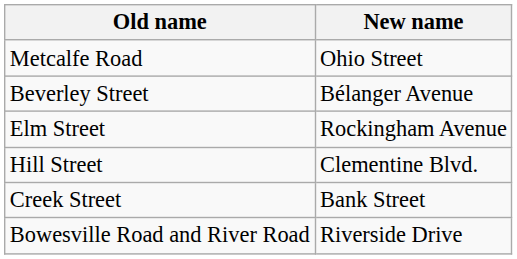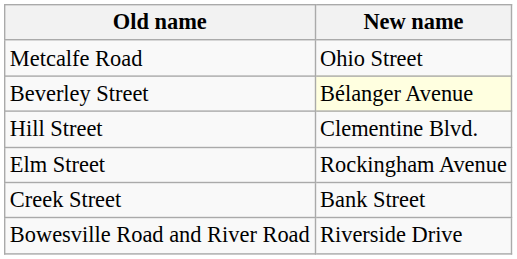(397, 93) no background -> (397, 93) lightyellow background
rows swapped: (56, 164) <-> (57, 128)
